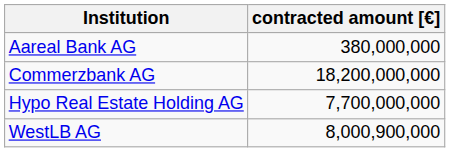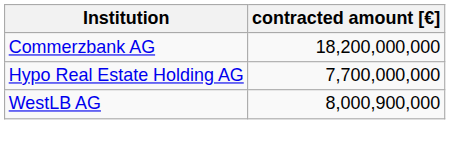- row: (72, 47)
